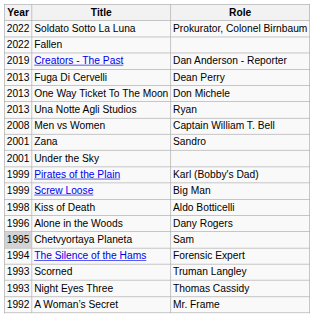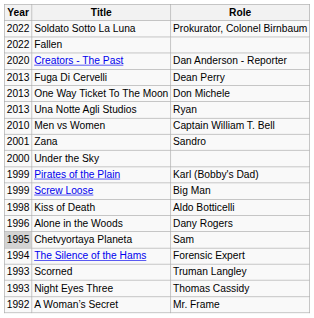(18, 61) 2019 -> (18, 61) 2020
(18, 126) 2008 -> (18, 126) 2010
(18, 158) 2001 -> (18, 158) 2000
